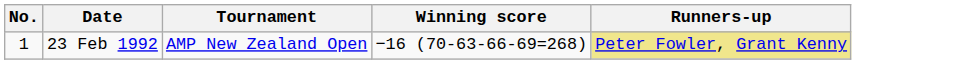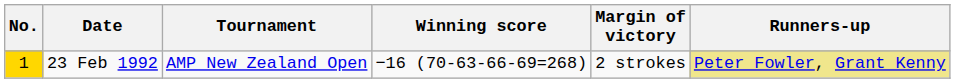+ column: (640, 28)
(24, 46) no background -> (24, 65) gold background
